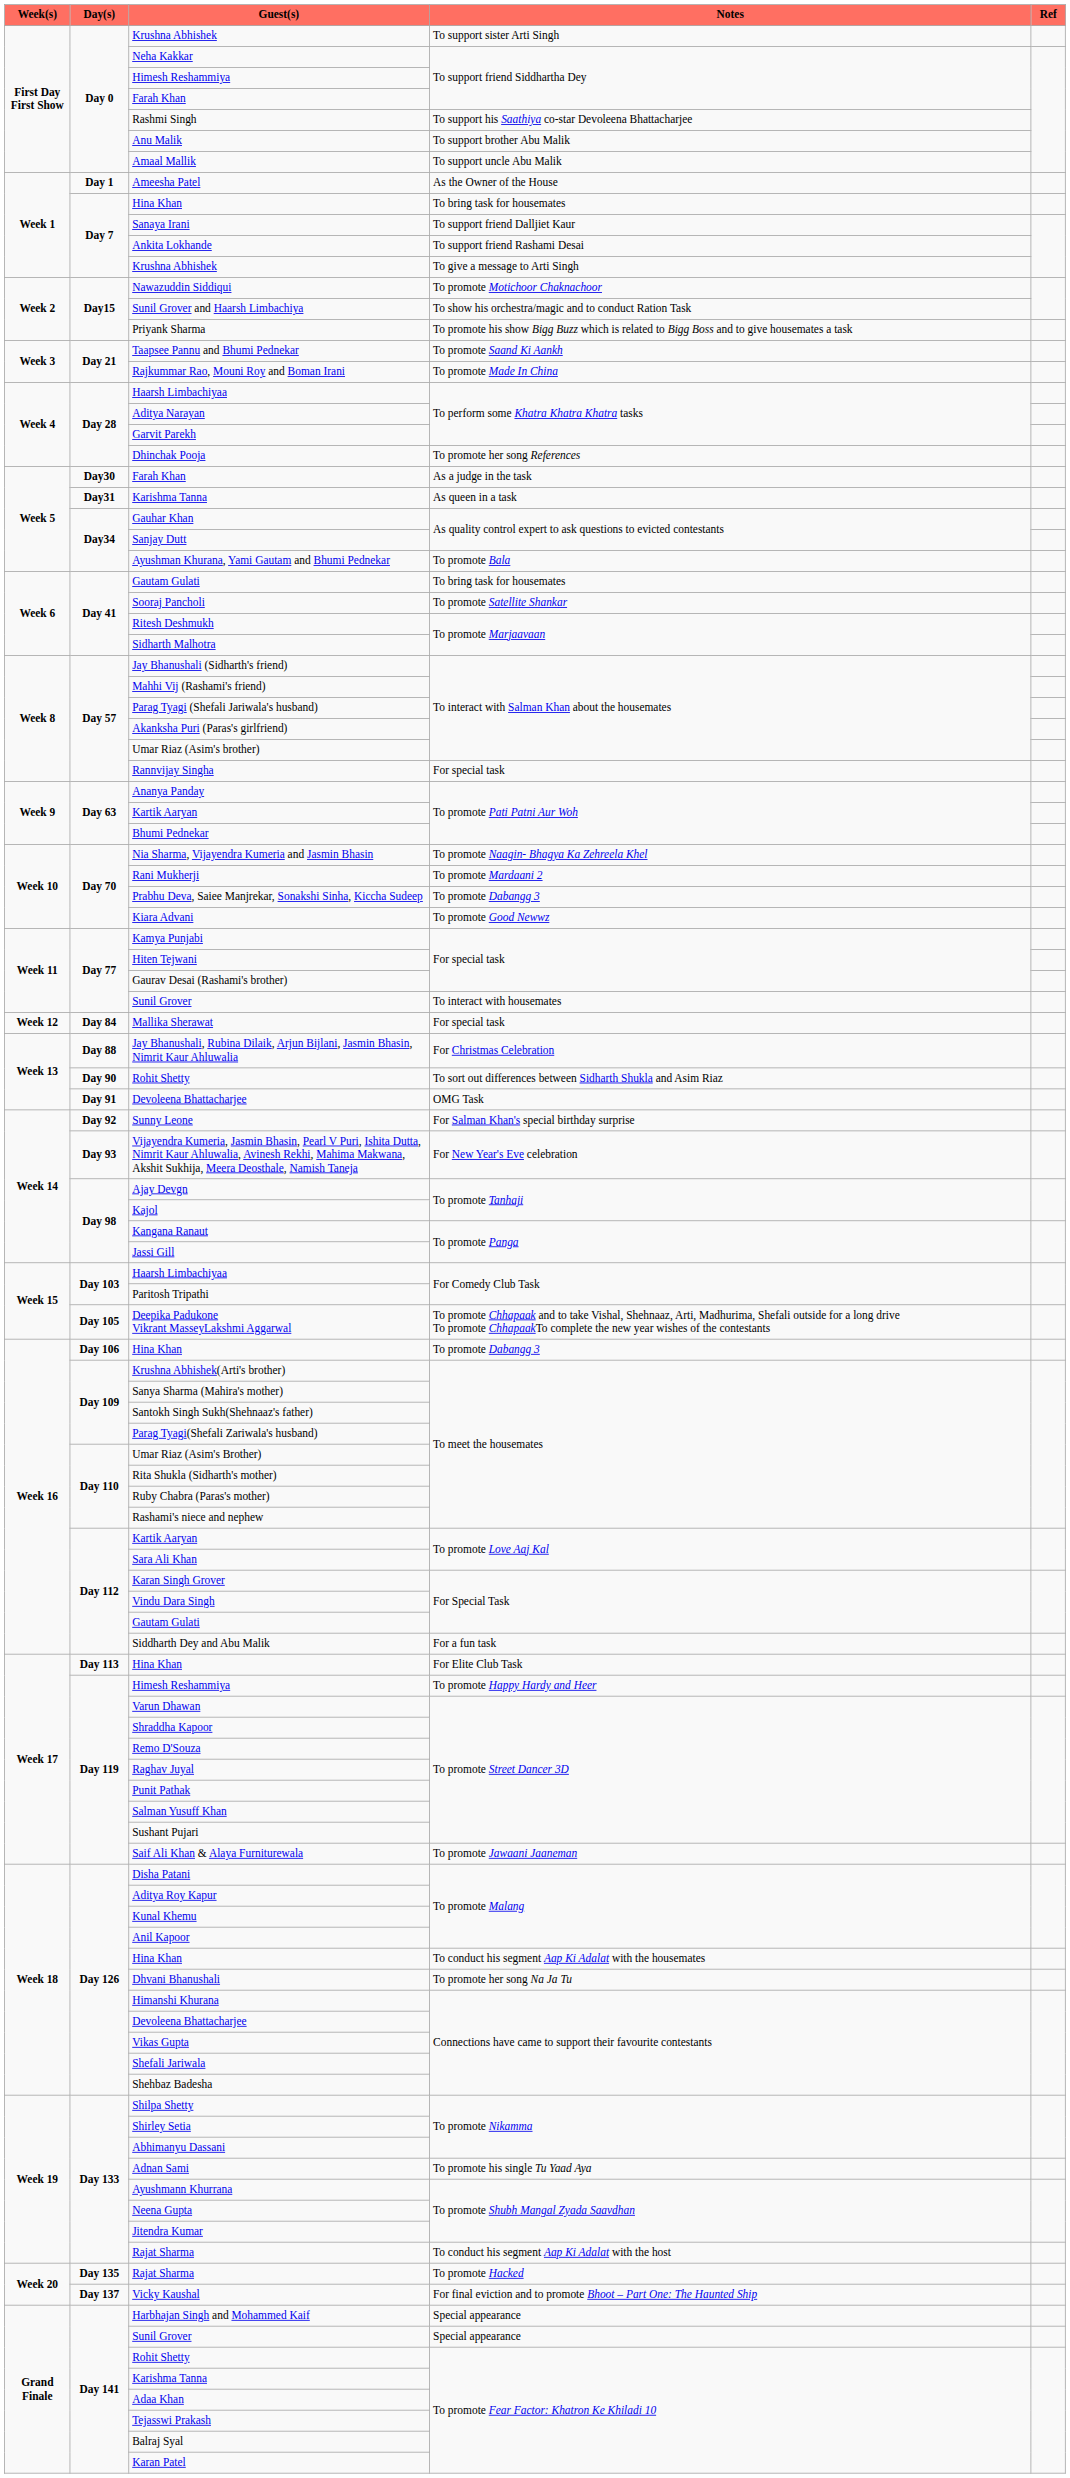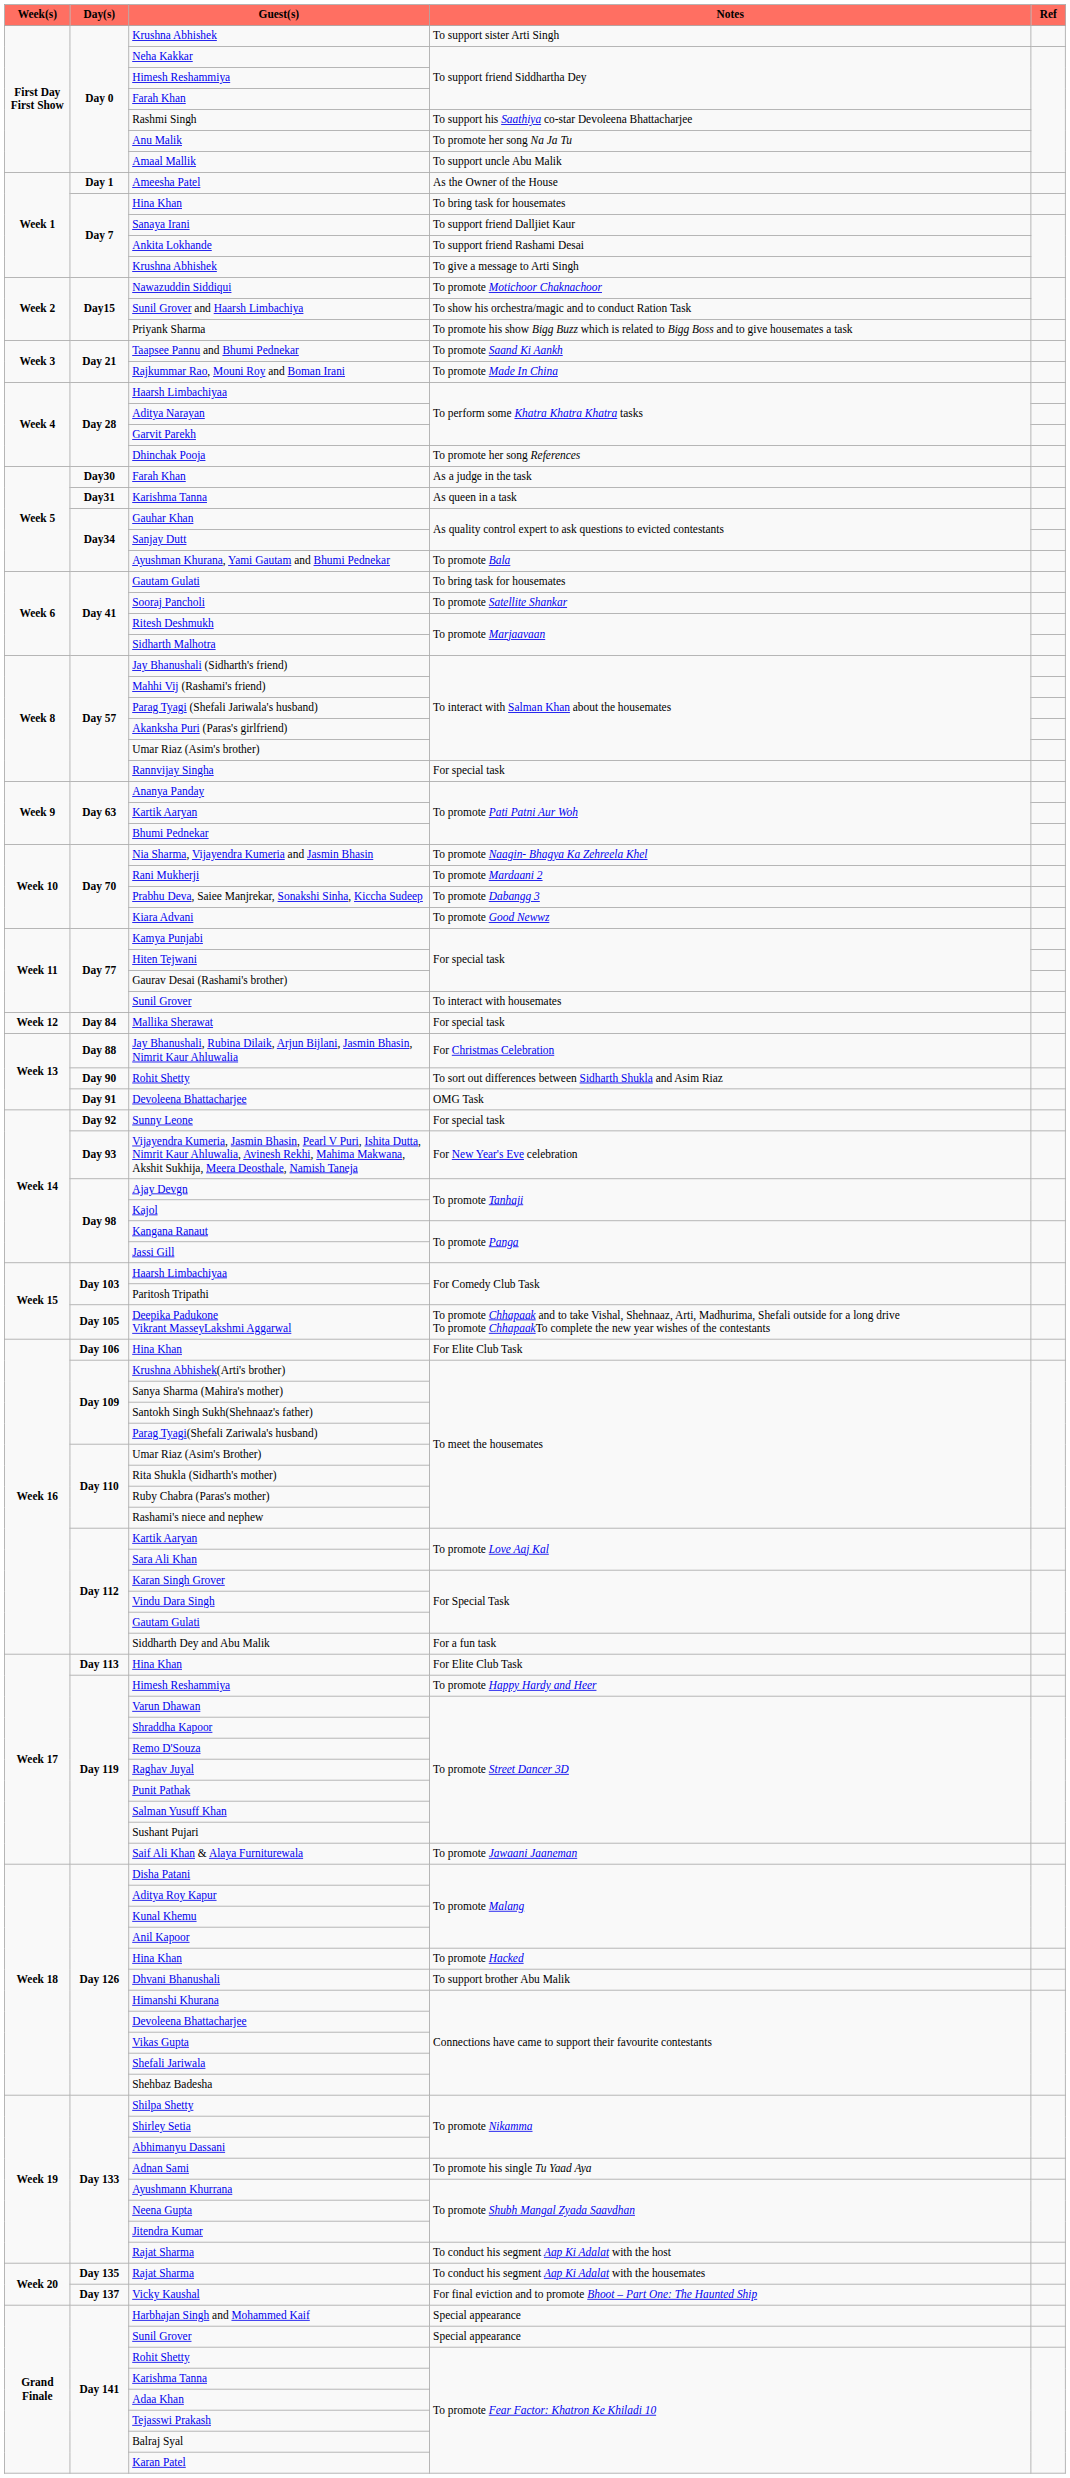(502, 140) To support brother Abu Malik -> (502, 140) To promote her song Na Ja Tu
(534, 1120) For Salman Khan's special birthday surprise -> (469, 1120) For special task
(486, 1349) To promote Dabangg 3 -> (478, 1349) For Elite Club Task
(569, 1958) To conduct his segment Aap Ki Adalat with the housemates -> (478, 1958) To promote Hacked
(502, 1979) To promote her song Na Ja Tu -> (502, 1979) To support brother Abu Malik
(478, 2273) To promote Hacked -> (569, 2273) To conduct his segment Aap Ki Adalat with the housemates
